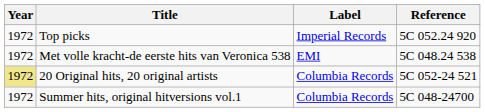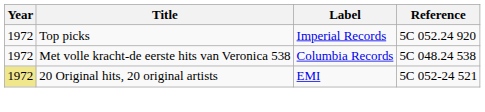(308, 55) EMI -> (345, 55) Columbia Records
(345, 76) Columbia Records -> (308, 76) EMI
- row: (140, 96)
